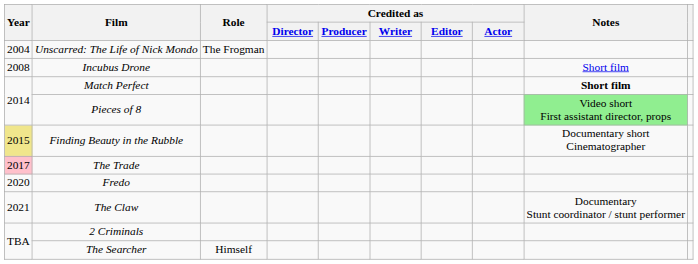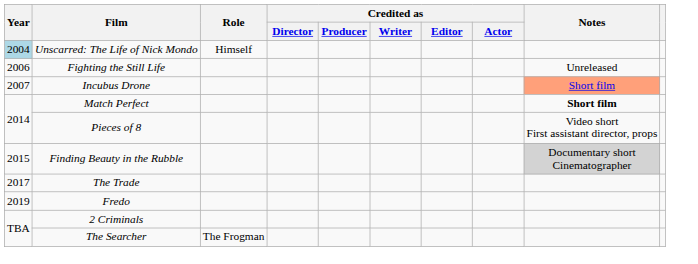(18, 49) no background -> (18, 49) lightblue background
(234, 49) The Frogman -> (234, 49) Himself
+ row: (116, 67)
(18, 67) 2008 -> (18, 85) 2007
(606, 67) no background -> (592, 85) lightsalmon background
(606, 109) lightgreen background -> (592, 127) no background
(18, 140) khaki background -> (18, 158) no background
(606, 140) no background -> (592, 158) lightgrey background
(18, 165) pink background -> (18, 183) no background
(18, 183) 2020 -> (18, 201) 2019
- row: (116, 207)
(234, 250) Himself -> (234, 237) The Frogman
